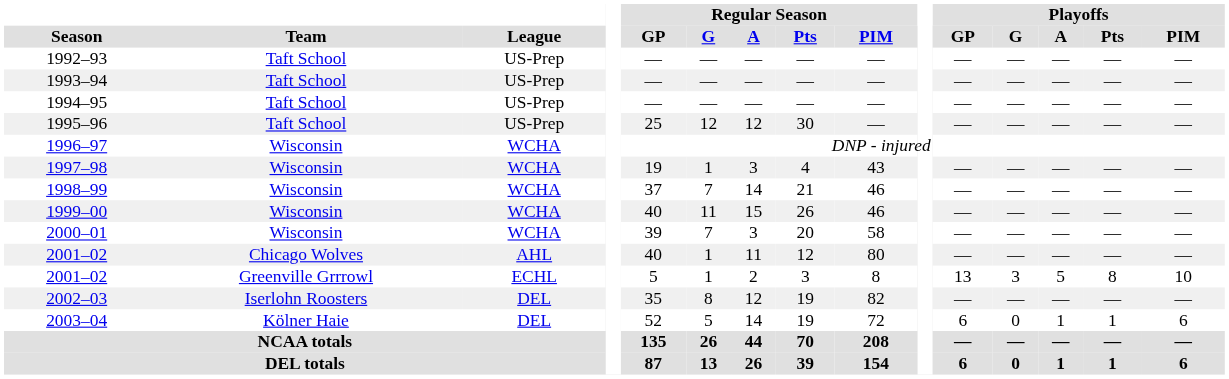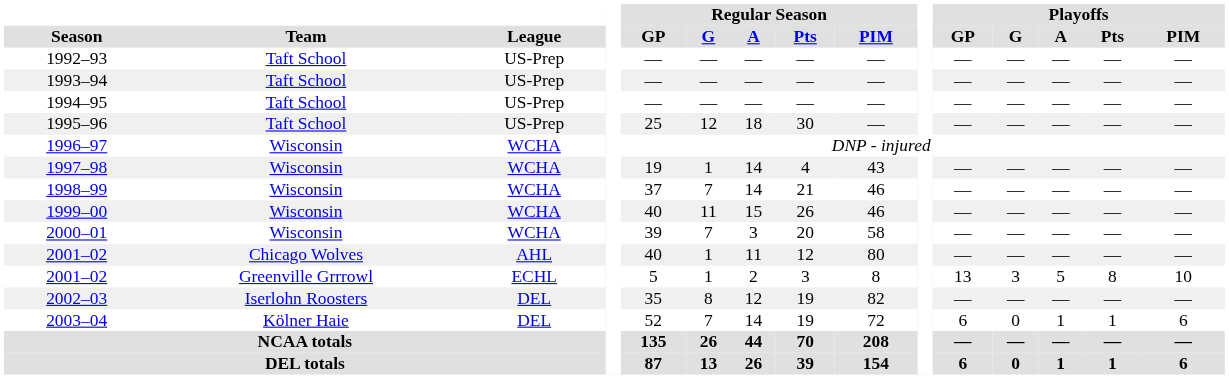(753, 123) 12 -> (753, 123) 18
(753, 167) 3 -> (753, 167) 14
(708, 320) 5 -> (708, 320) 7
